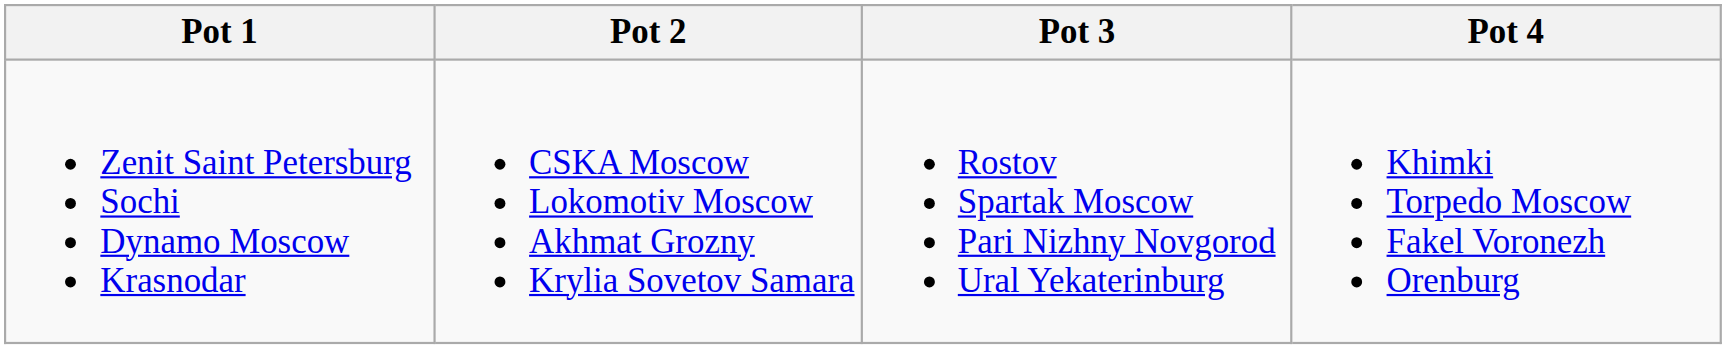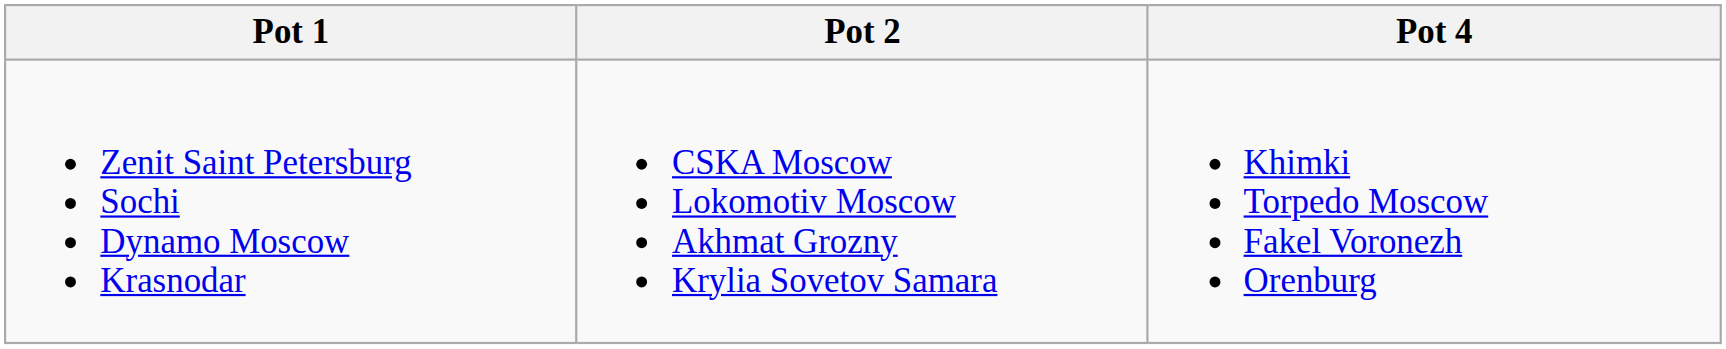- column: (1077, 32)
